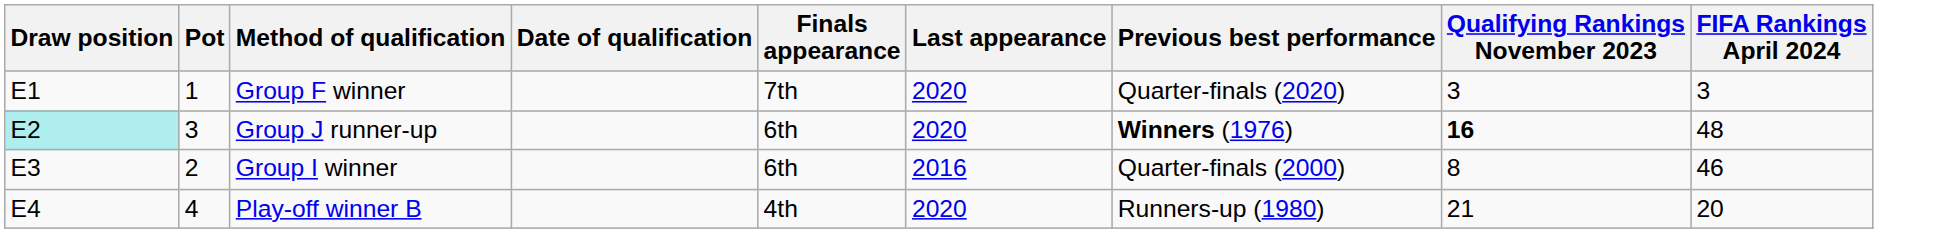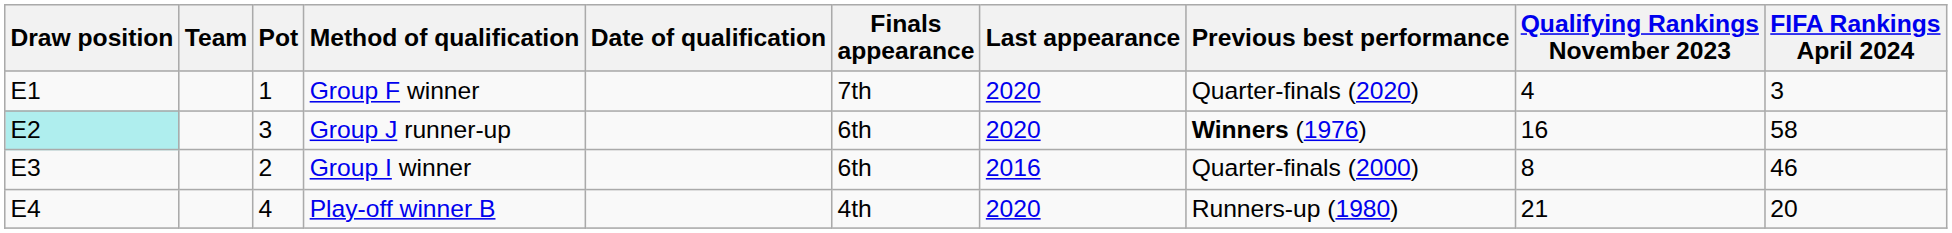+ column: (216, 37)
(1454, 90) 3 -> (1528, 90) 4
(1461, 129) bold -> (1534, 129) normal
(1710, 129) 48 -> (1784, 129) 58
